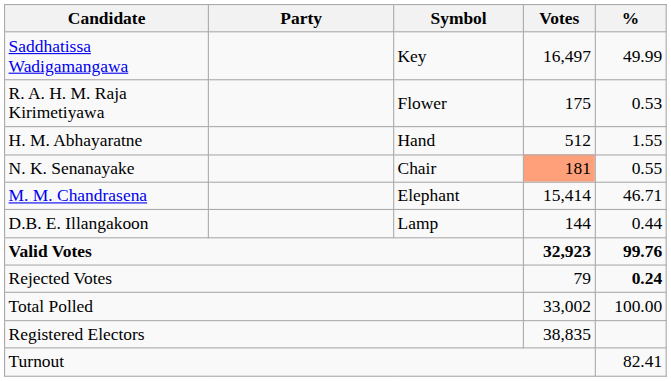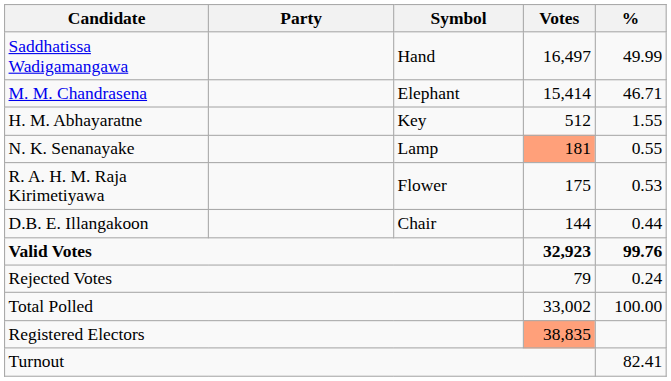(412, 55) Key -> (416, 55) Hand
rows swapped: (78, 195) <-> (68, 103)
(416, 140) Hand -> (412, 120) Key
(417, 168) Chair -> (418, 148) Lamp
(418, 223) Lamp -> (417, 223) Chair
(647, 278) bold -> (647, 278) normal
(567, 334) no background -> (567, 334) lightsalmon background
